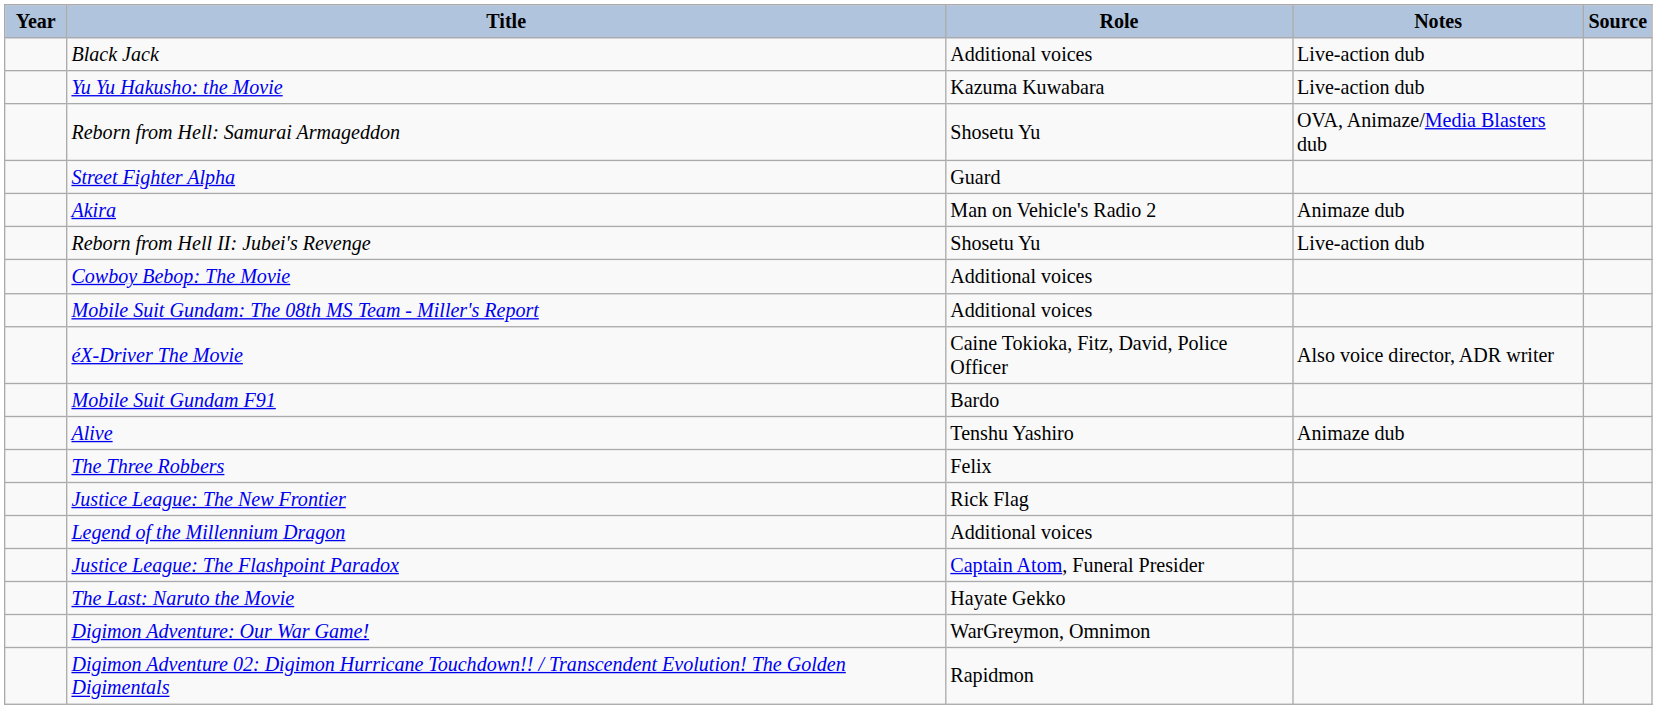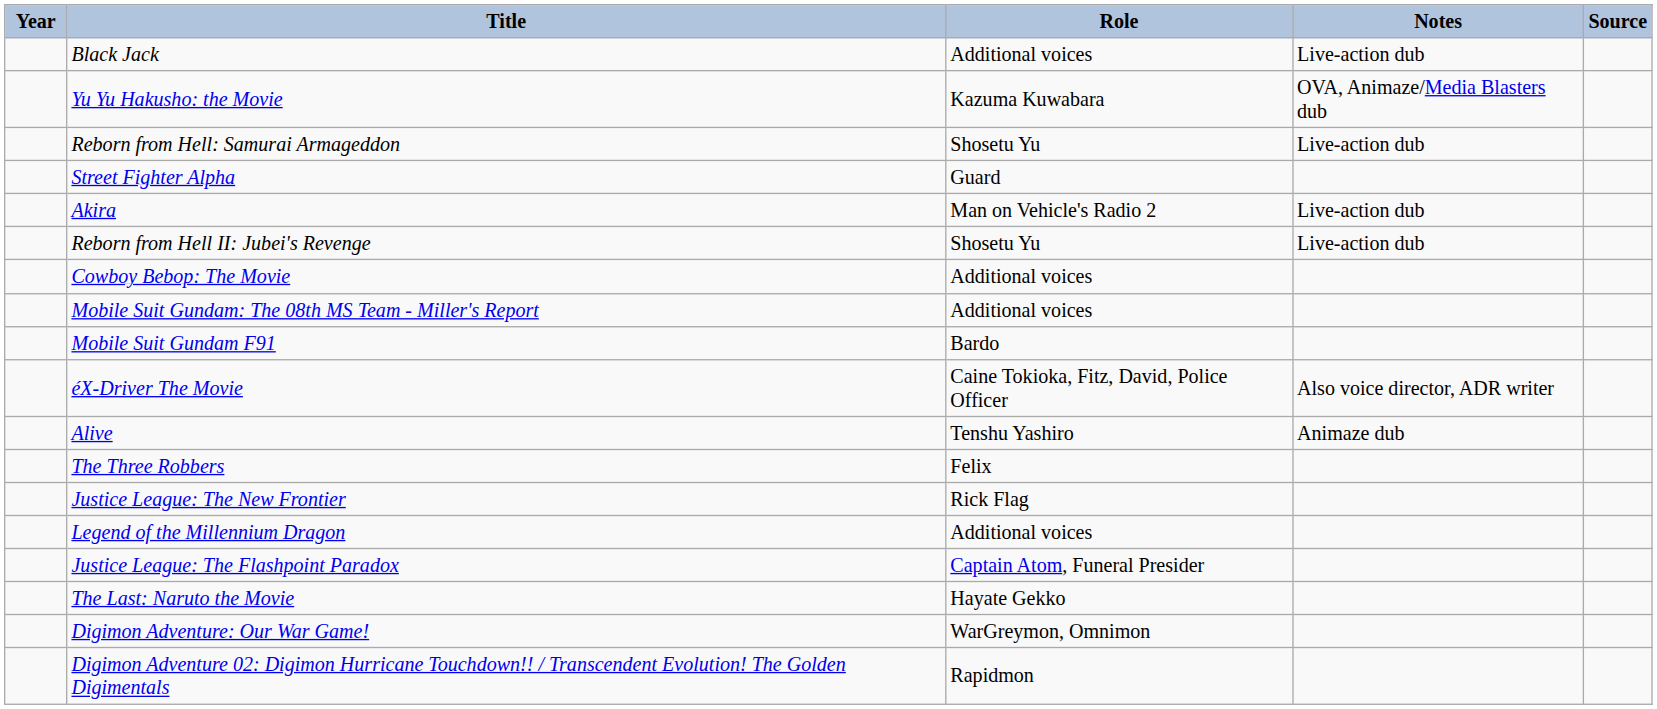(1361, 87) Live-action dub -> (1421, 99) OVA, Animaze/Media Blasters dub
(1421, 132) OVA, Animaze/Media Blasters dub -> (1361, 144) Live-action dub
(1351, 210) Animaze dub -> (1361, 210) Live-action dub
rows swapped: (157, 354) <-> (174, 399)
